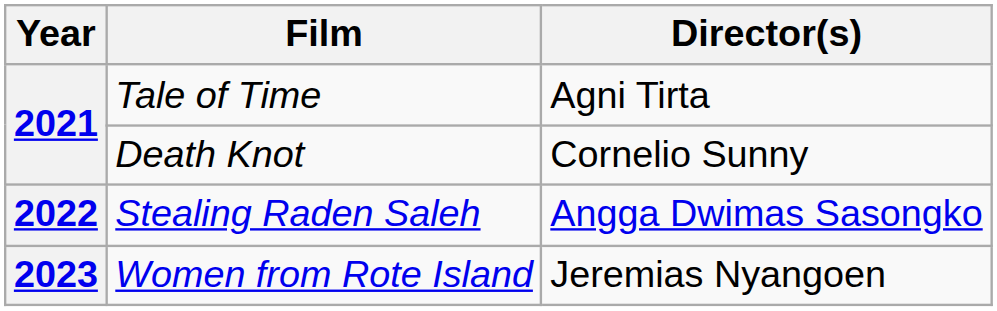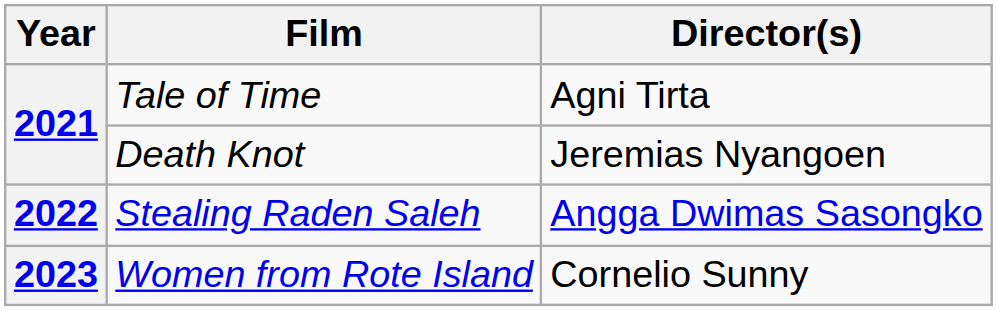(679, 154) Cornelio Sunny -> (718, 154) Jeremias Nyangoen
(718, 273) Jeremias Nyangoen -> (679, 273) Cornelio Sunny
